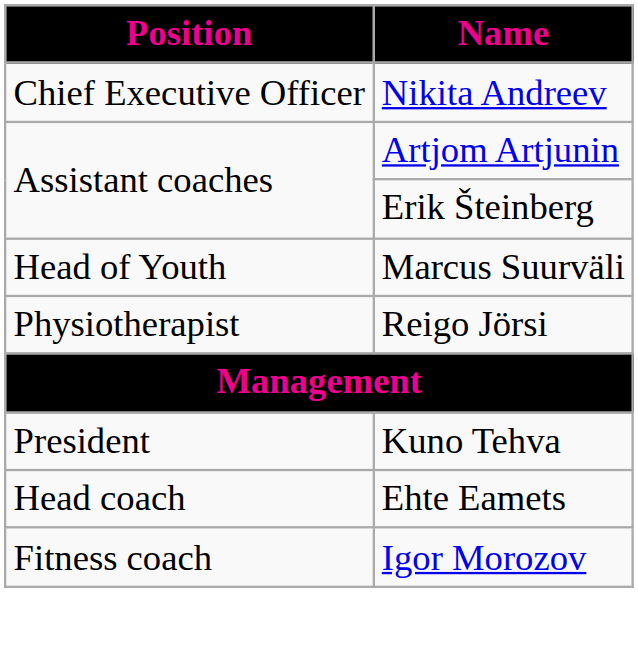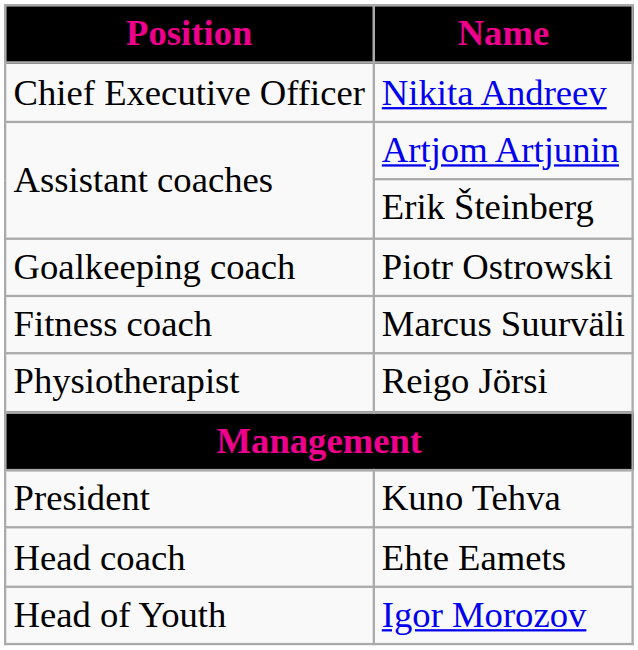+ row: (497, 265)
(120, 265) Head of Youth -> (113, 324) Fitness coach
(113, 556) Fitness coach -> (120, 614) Head of Youth
